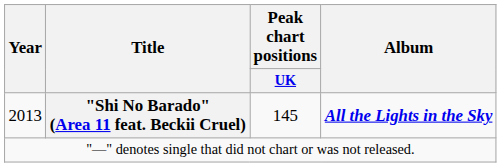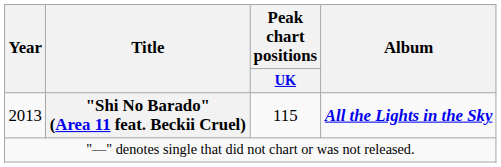(285, 115) 145 -> (285, 115) 115
